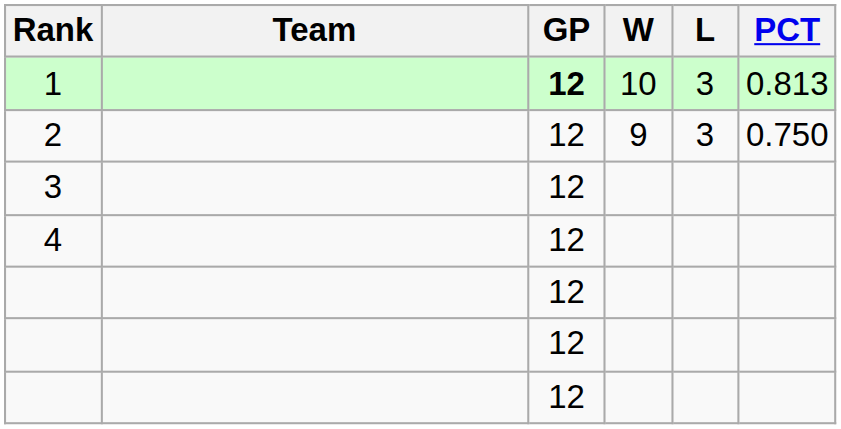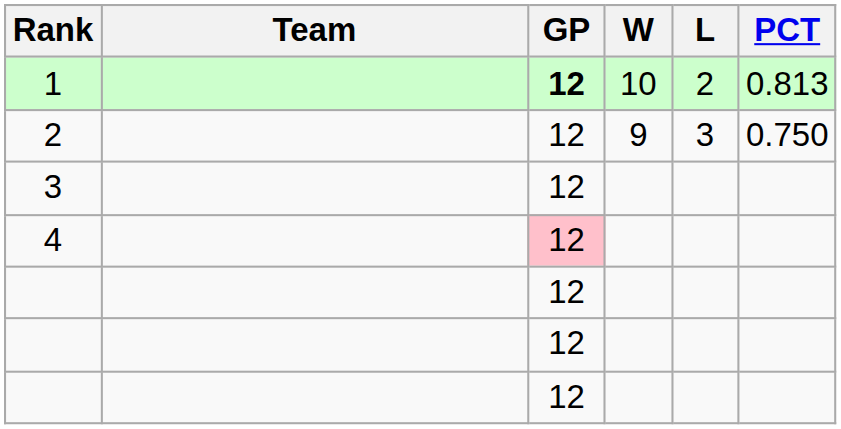(705, 82) 3 -> (705, 82) 2
(566, 239) no background -> (566, 239) pink background
